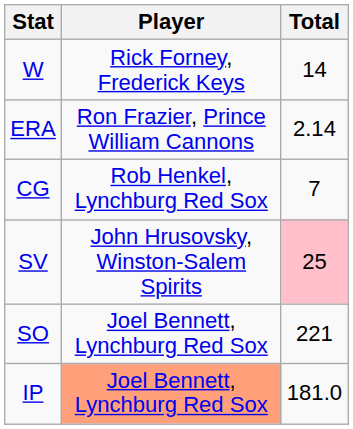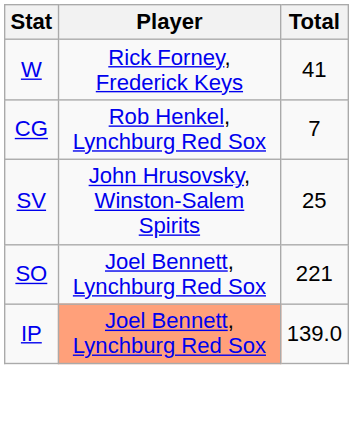(314, 69) 14 -> (314, 69) 41
- row: (33, 129)
(314, 261) pink background -> (314, 201) no background
(314, 393) 181.0 -> (314, 333) 139.0
